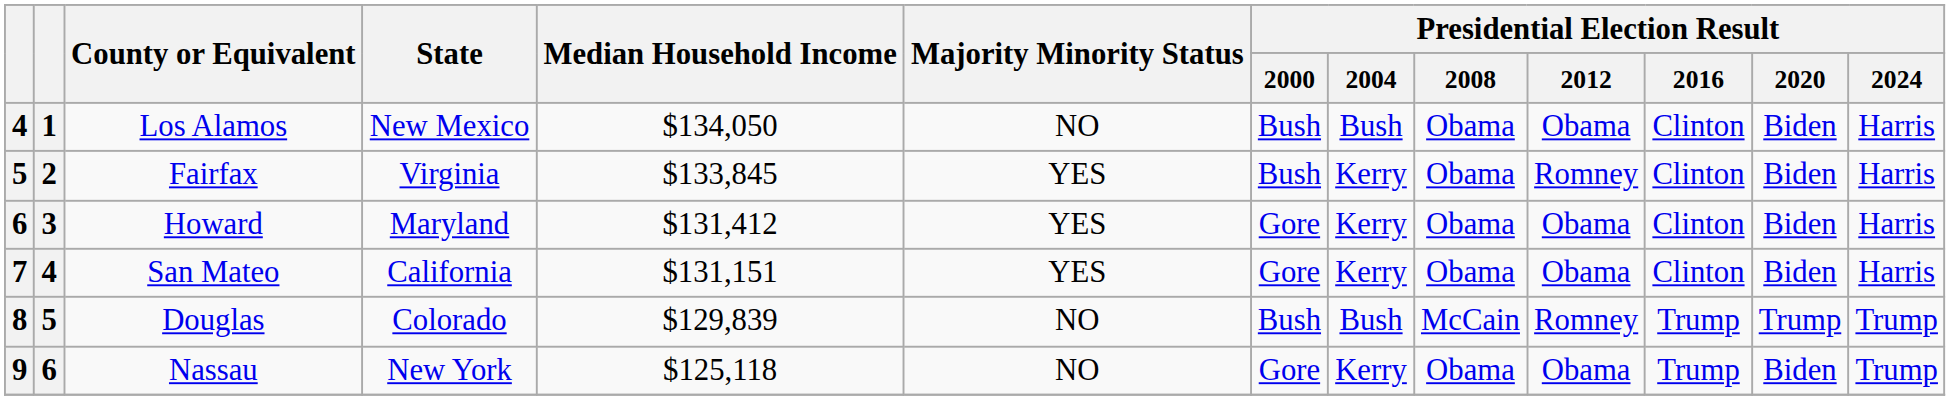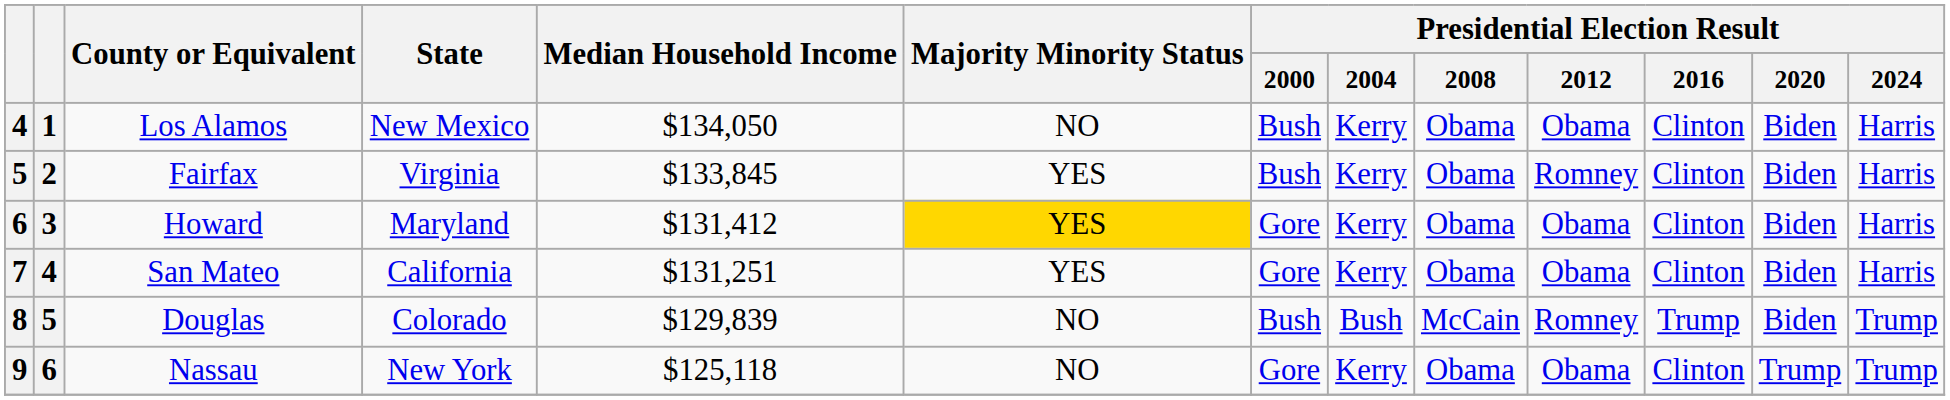(1371, 126) Bush -> (1371, 126) Kerry
(1077, 223) no background -> (1077, 223) gold background
(720, 272) $131,151 -> (720, 272) $131,251
(1800, 321) Trump -> (1800, 321) Biden
(1698, 369) Trump -> (1698, 369) Clinton
(1800, 369) Biden -> (1800, 369) Trump
